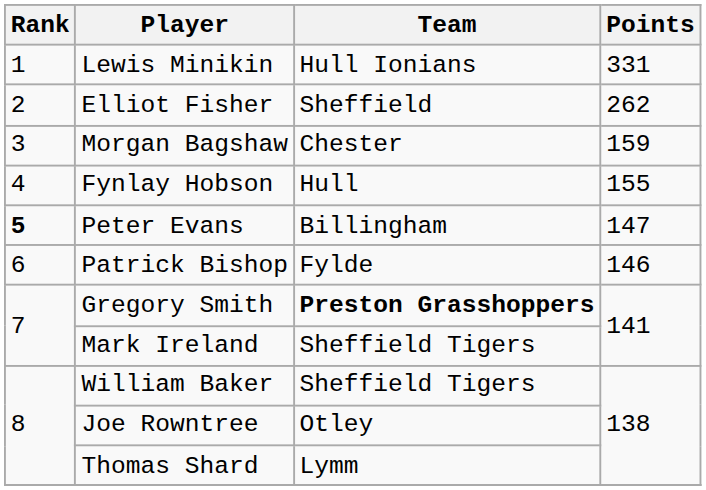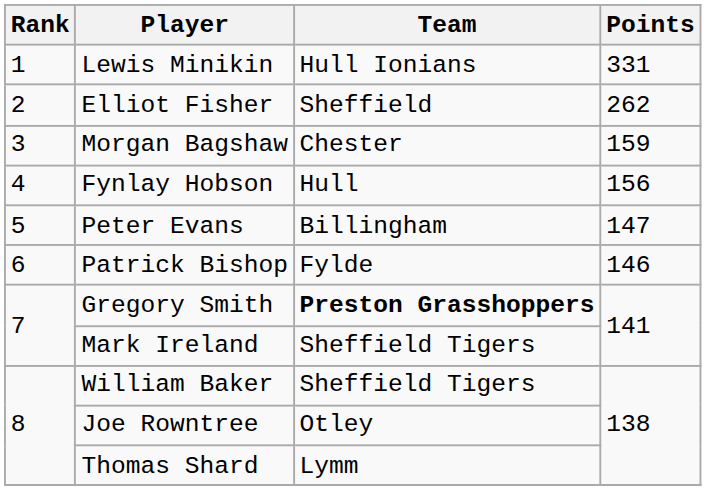(628, 185) 155 -> (628, 185) 156
(18, 225) bold -> (18, 225) normal
